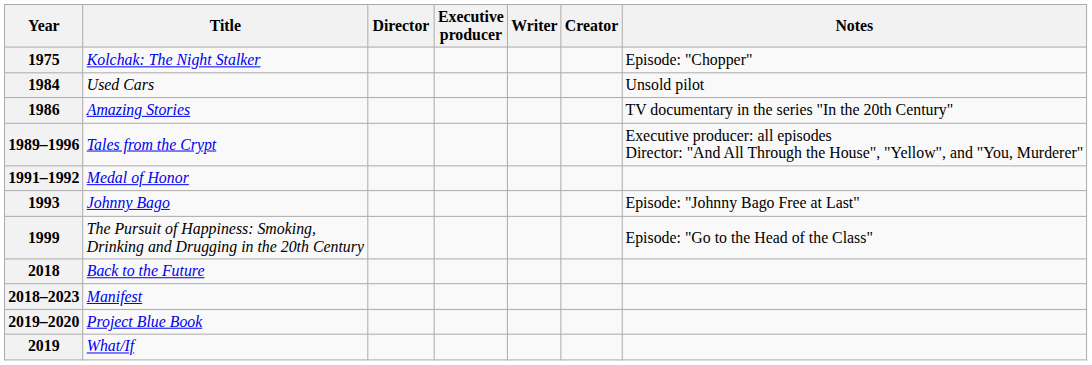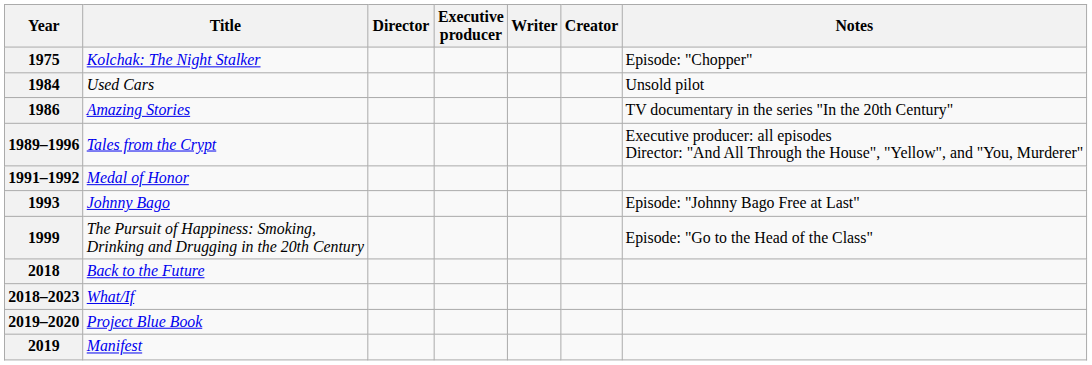(114, 296) Manifest -> (110, 296) What/If
(110, 346) What/If -> (114, 346) Manifest
